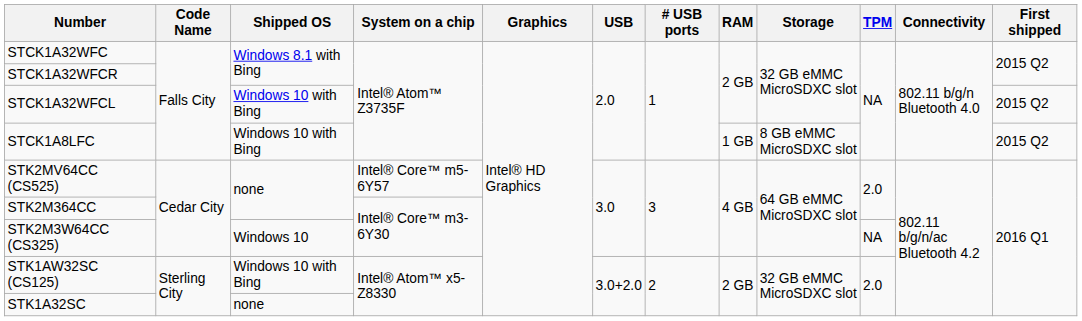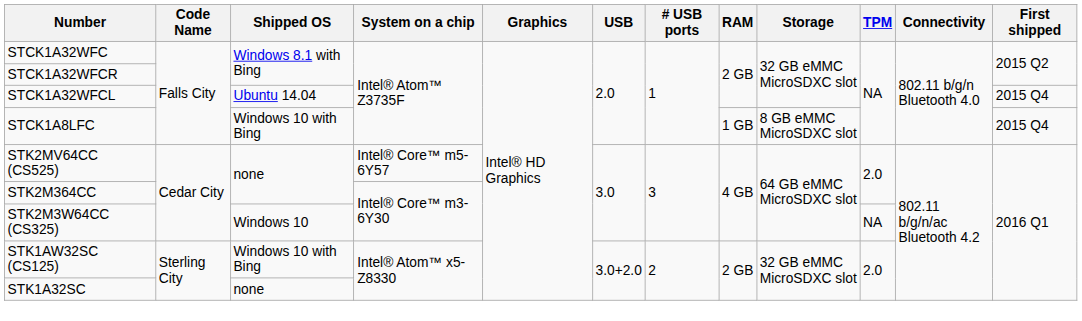(285, 104) Windows 10 with Bing -> (275, 96) Ubuntu 14.04
(1022, 104) 2015 Q2 -> (1022, 96) 2015 Q4
(1022, 141) 2015 Q2 -> (1022, 125) 2015 Q4
